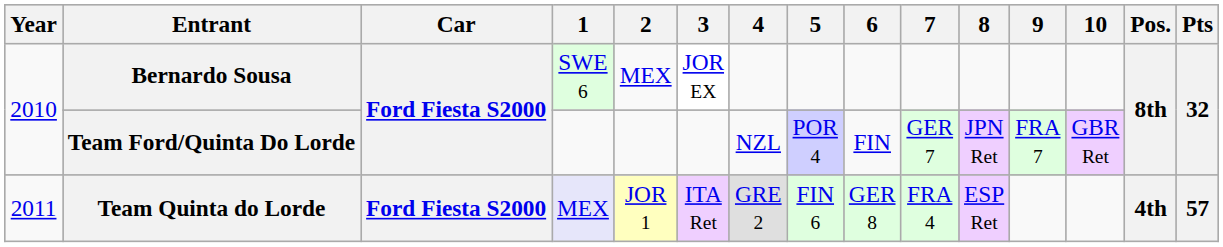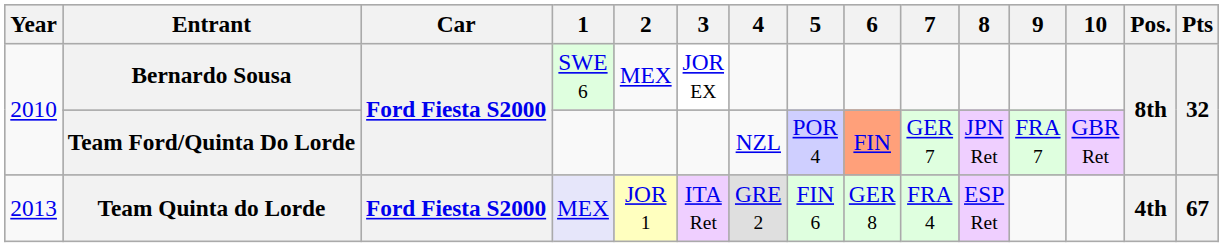(872, 142) no background -> (872, 142) lightsalmon background
(34, 208) 2011 -> (34, 208) 2013
(1198, 208) 57 -> (1198, 208) 67
